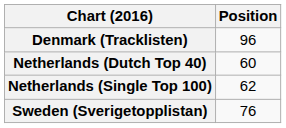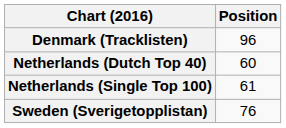(248, 87) 62 -> (248, 87) 61
